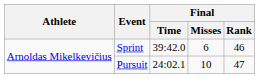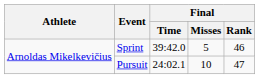(206, 47) 6 -> (206, 47) 5
